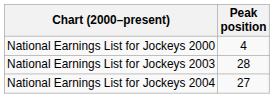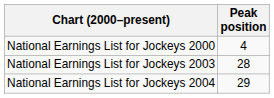(244, 83) 27 -> (244, 83) 29
